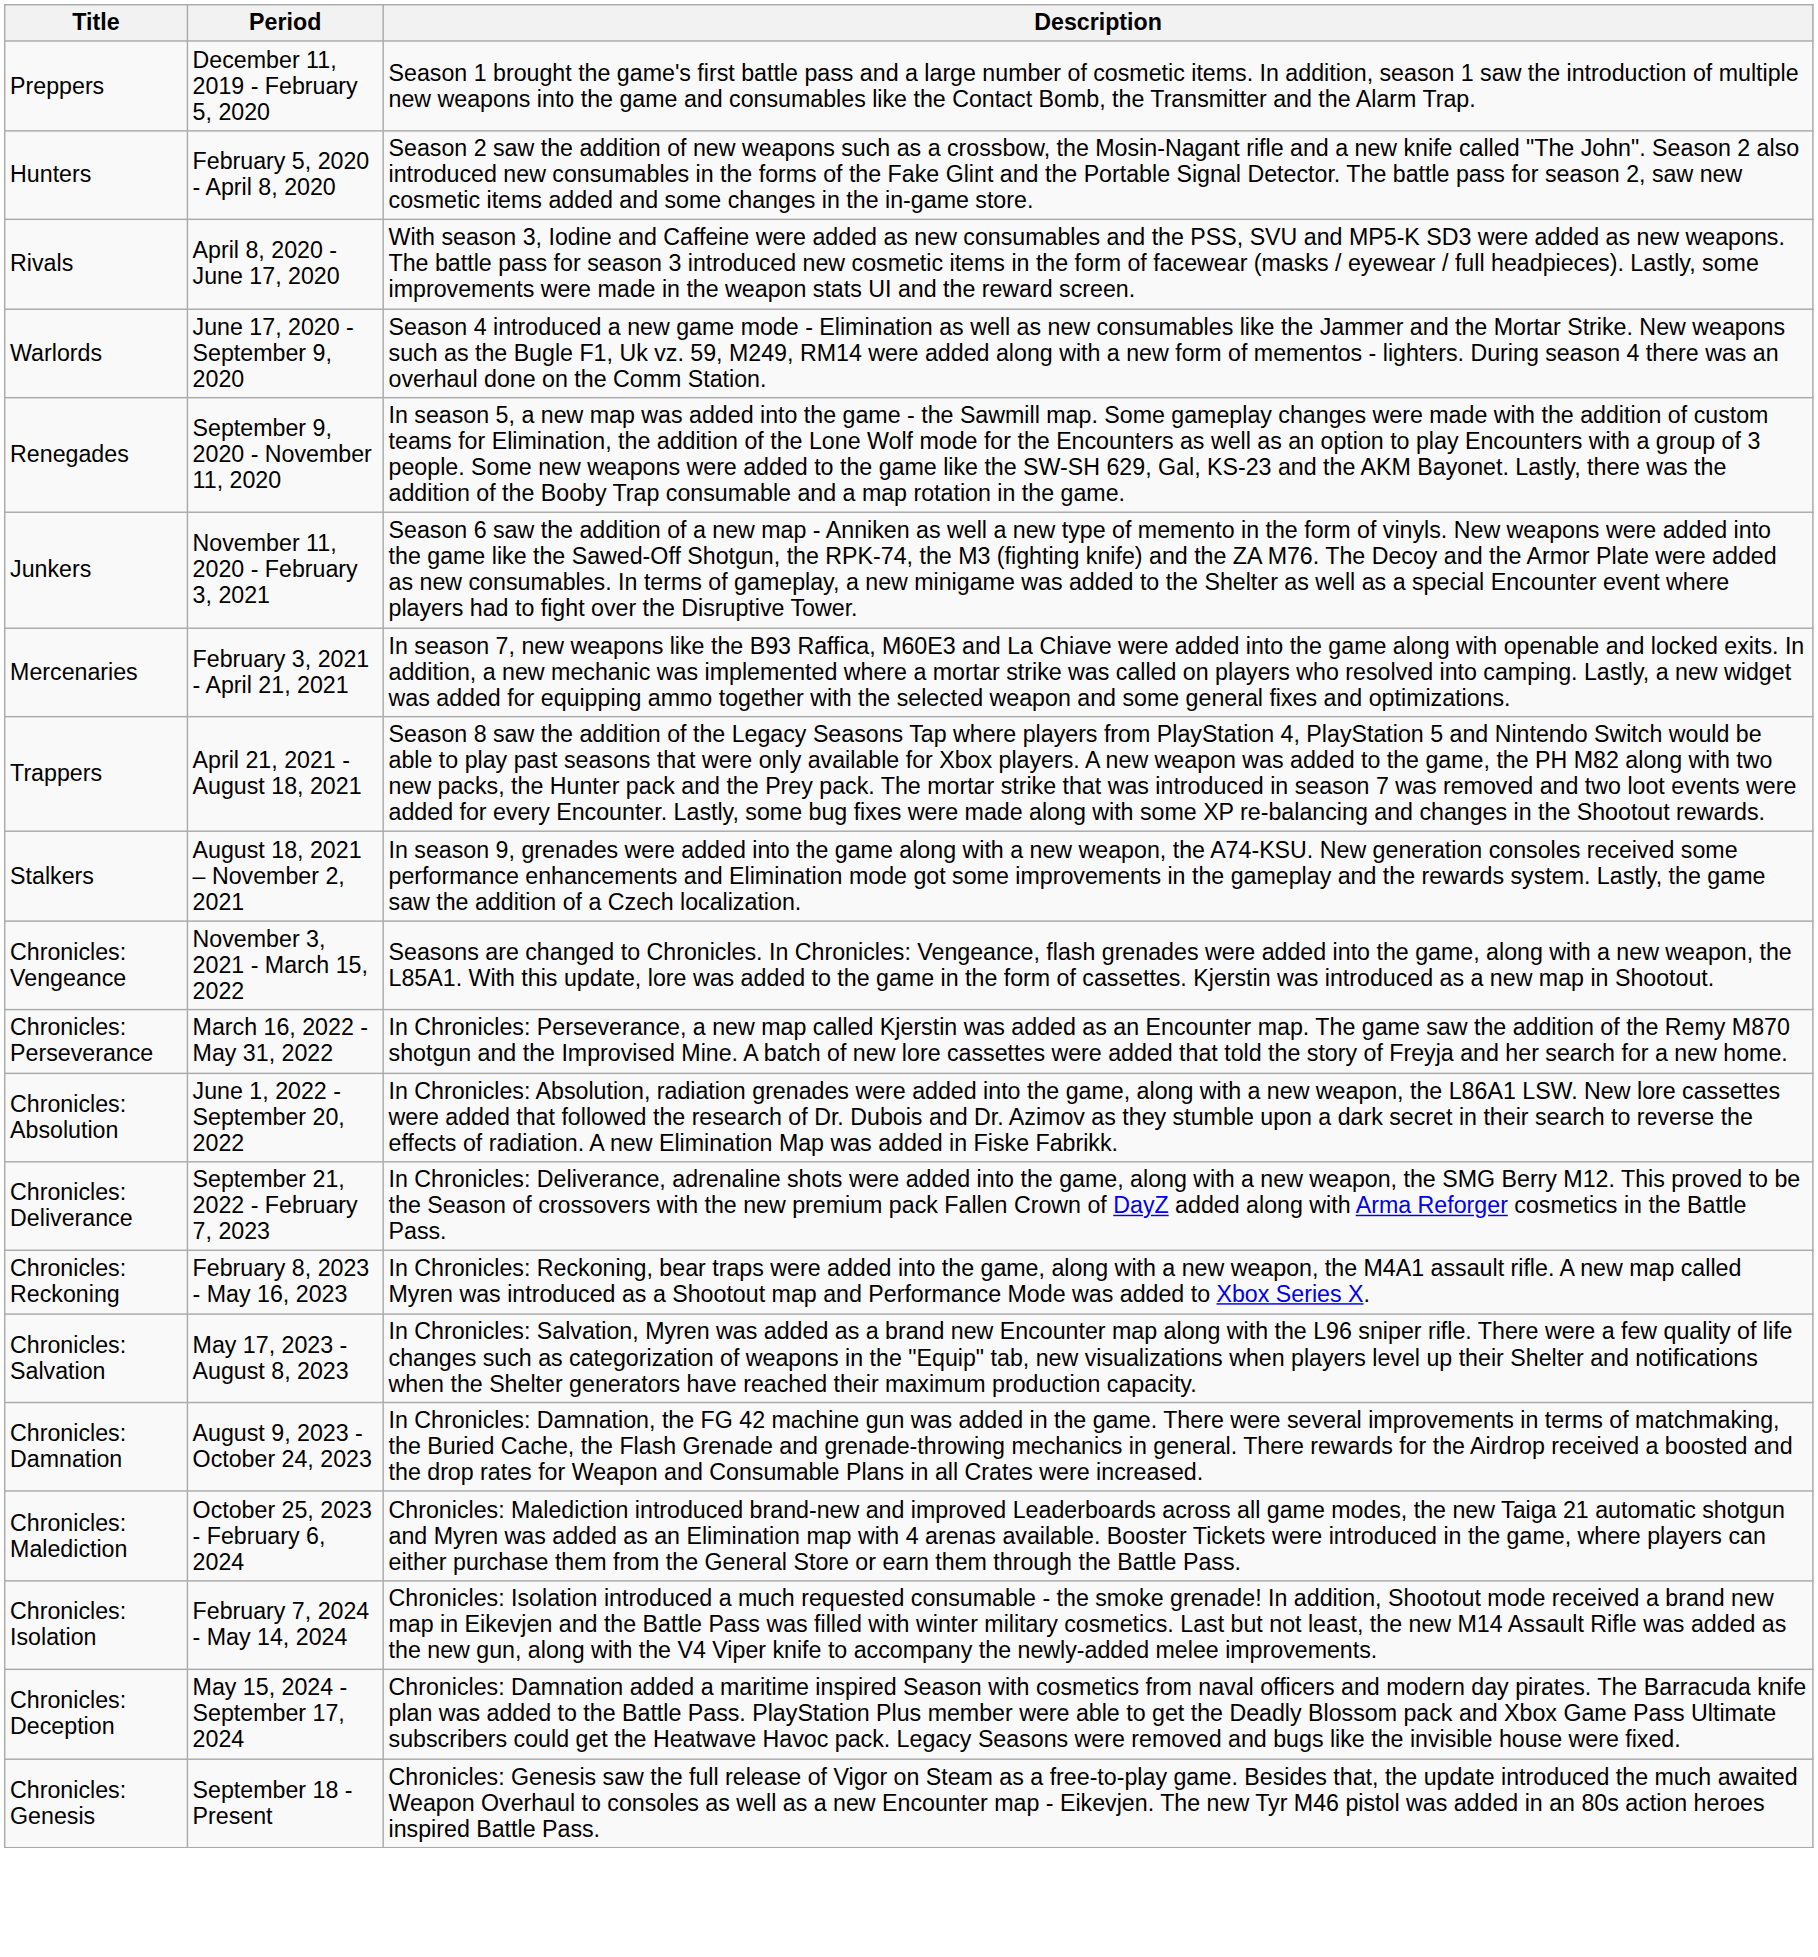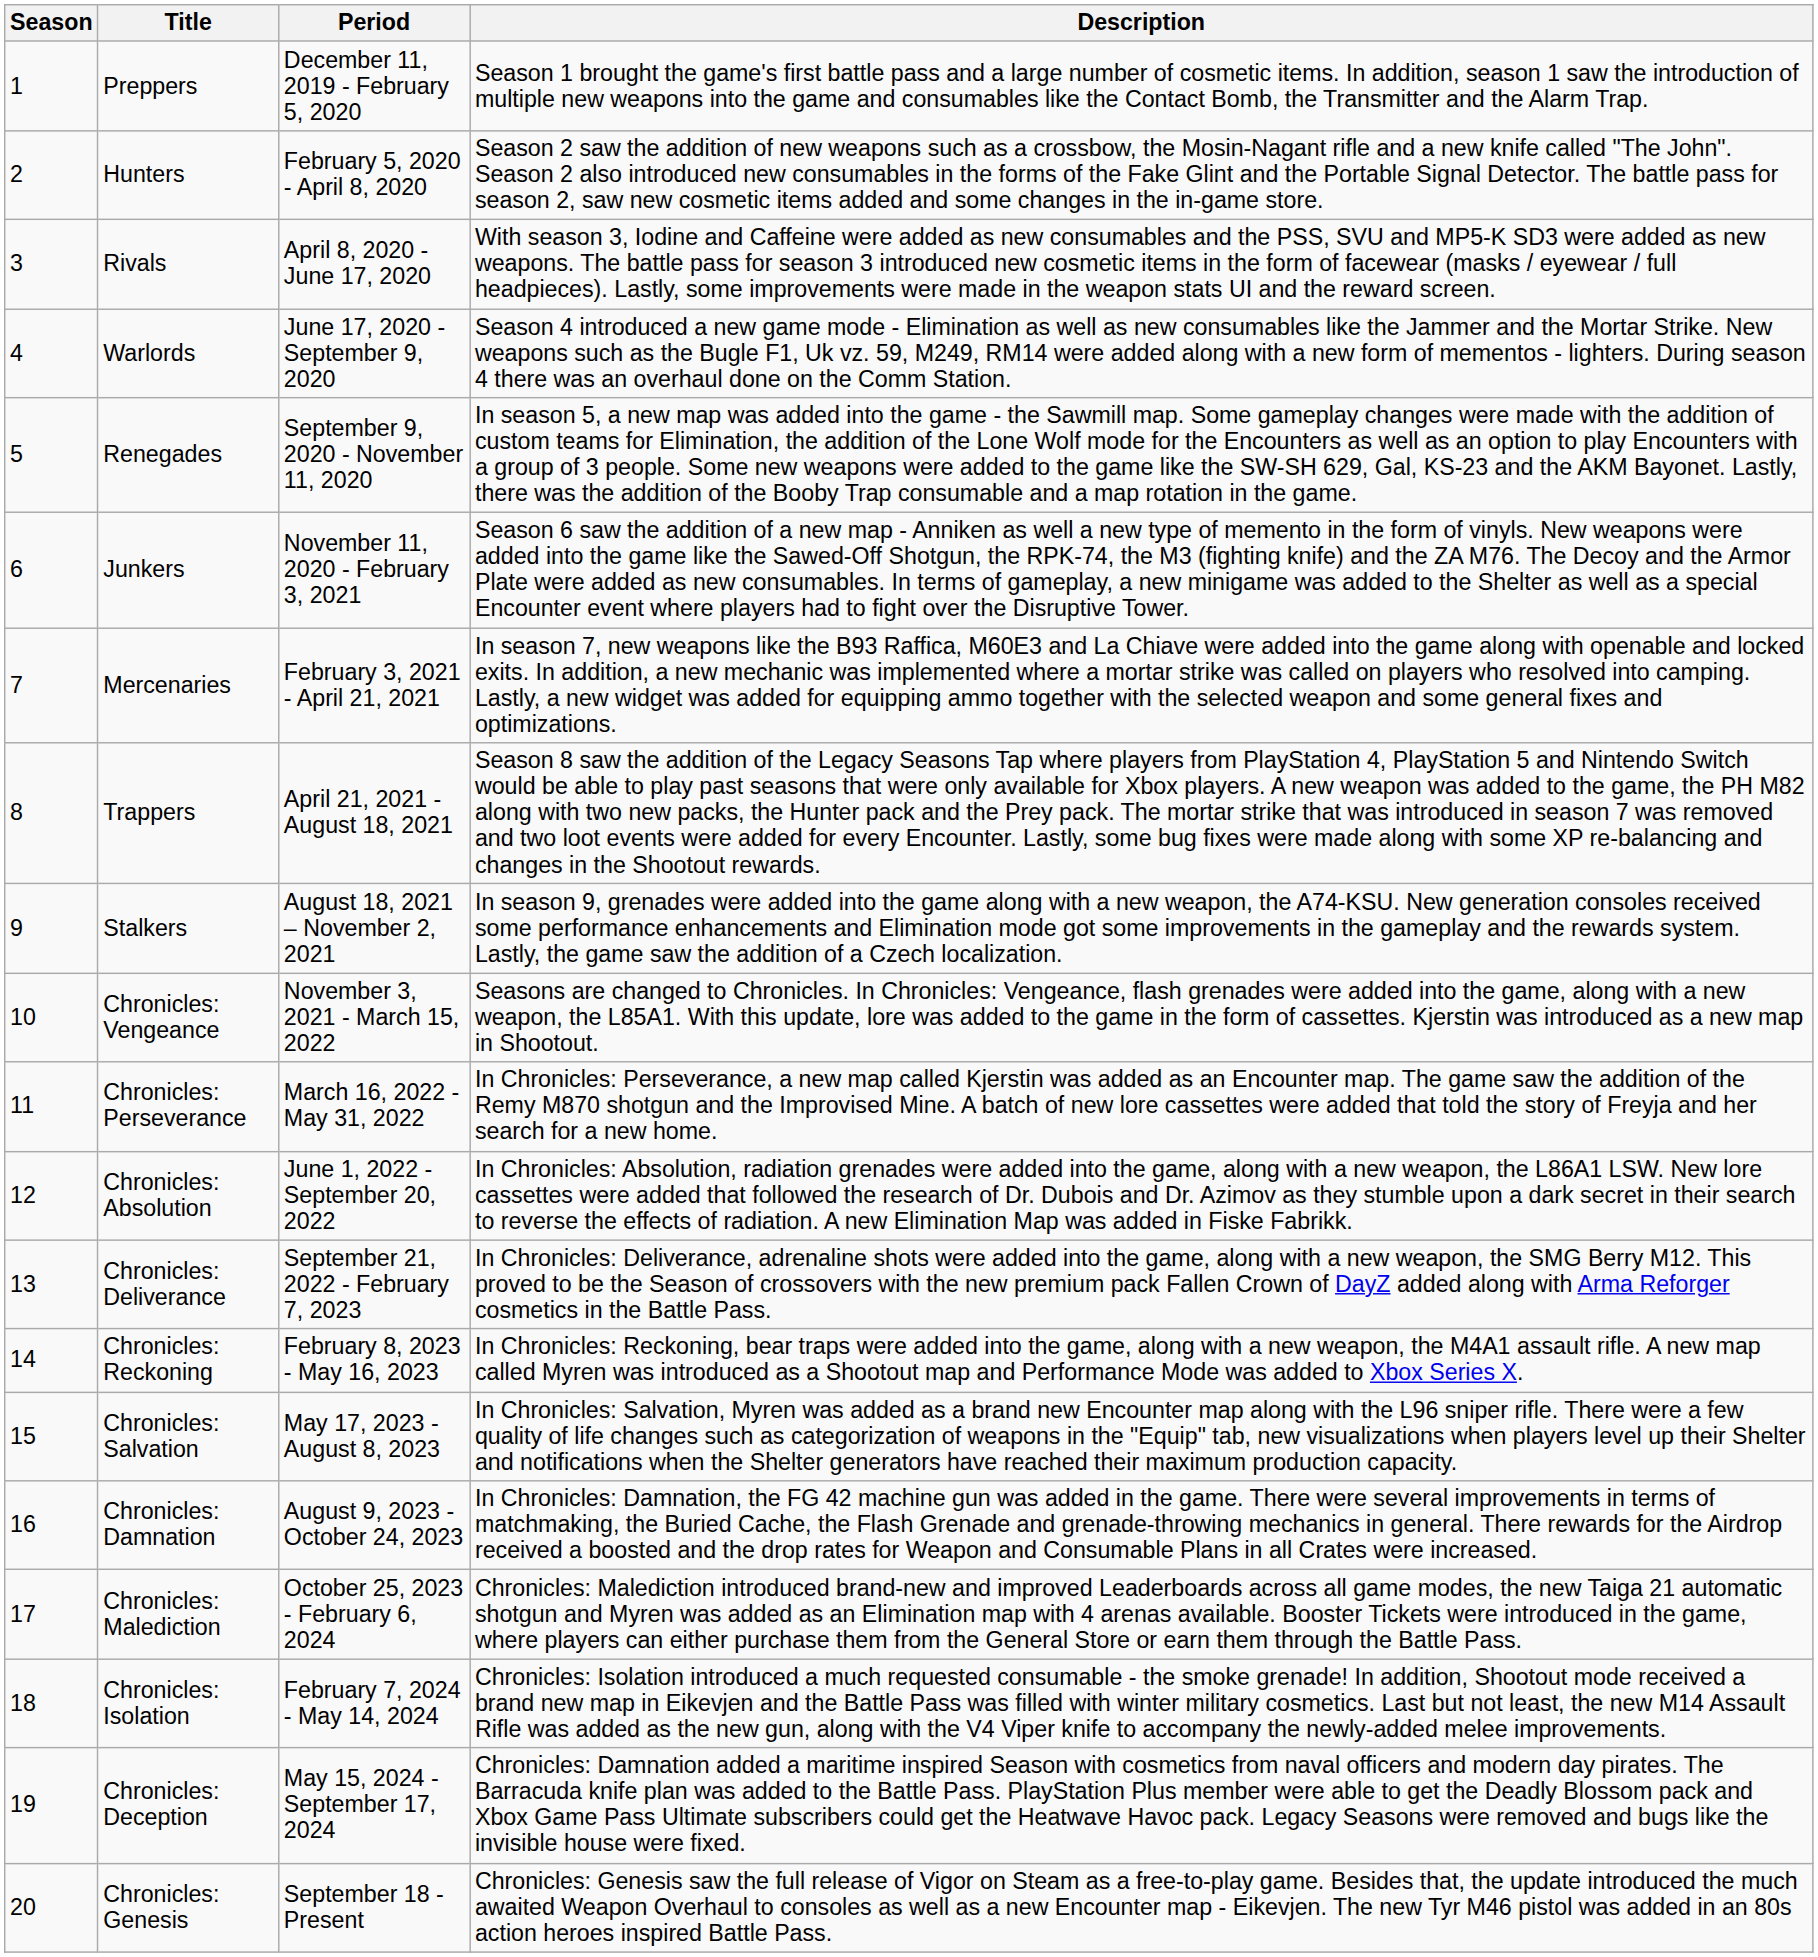+ column: (51, 22)
